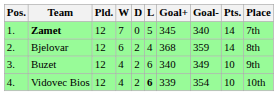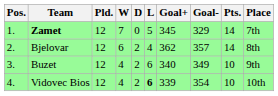(201, 30) 340 -> (201, 30) 329
(167, 47) 368 -> (167, 47) 362
(201, 47) 359 -> (201, 47) 357
